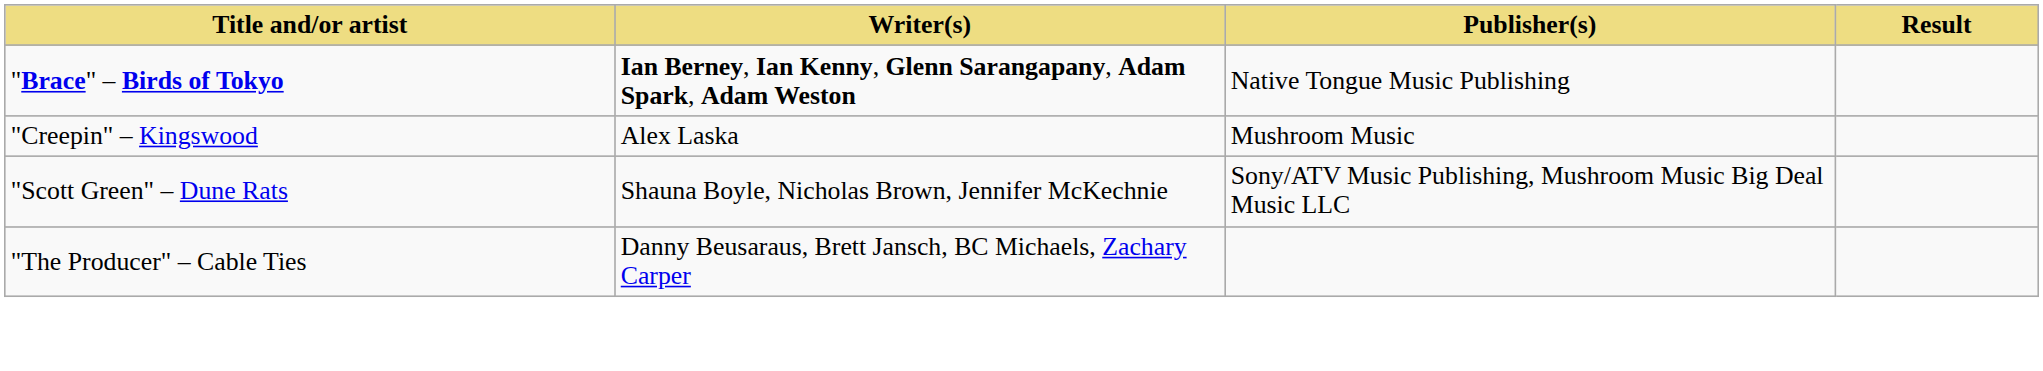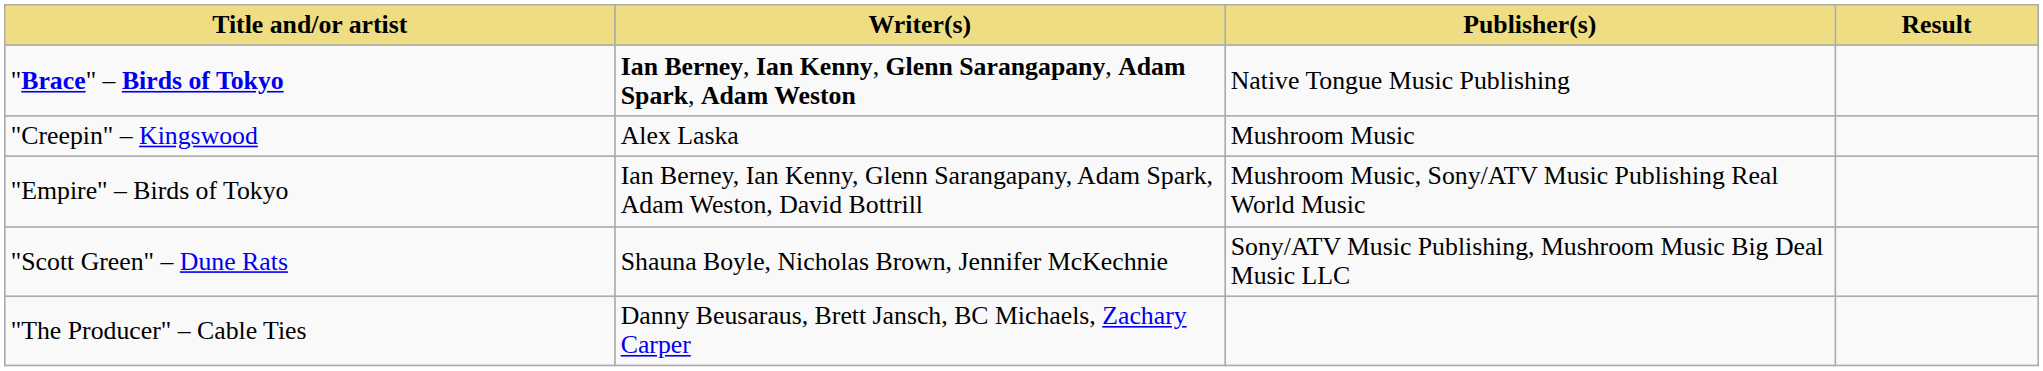+ row: (150, 190)
